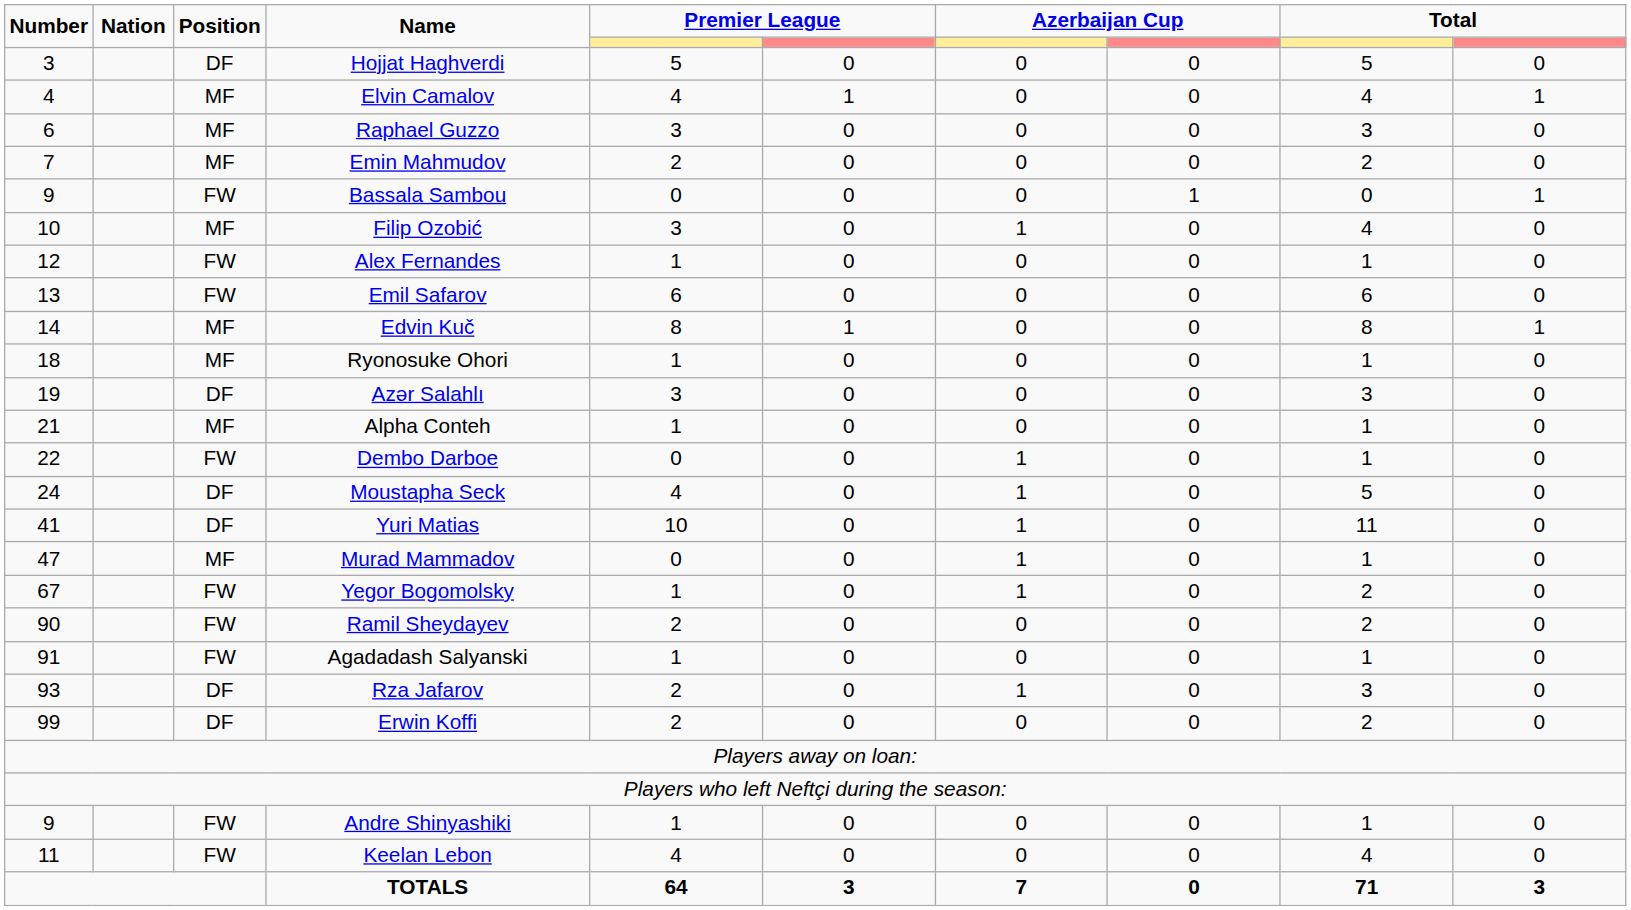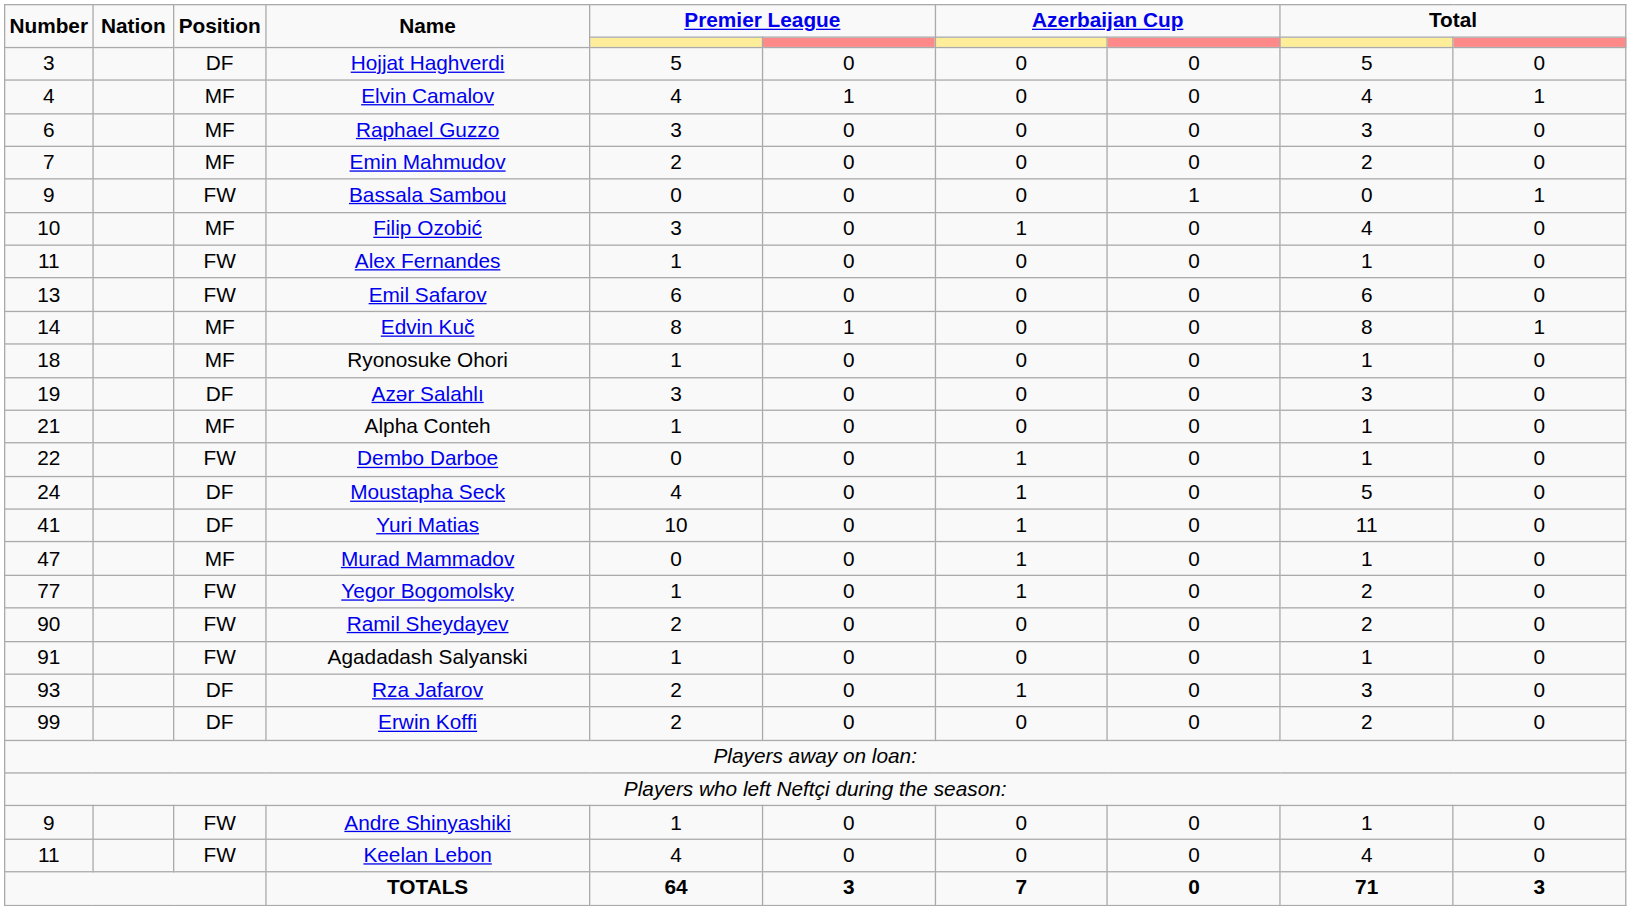(49, 261) 12 -> (49, 261) 11
(49, 591) 67 -> (49, 591) 77
